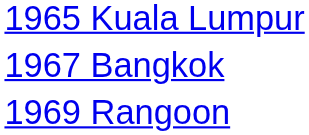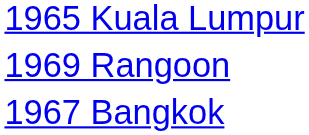rows swapped: (114, 65) <-> (117, 112)
